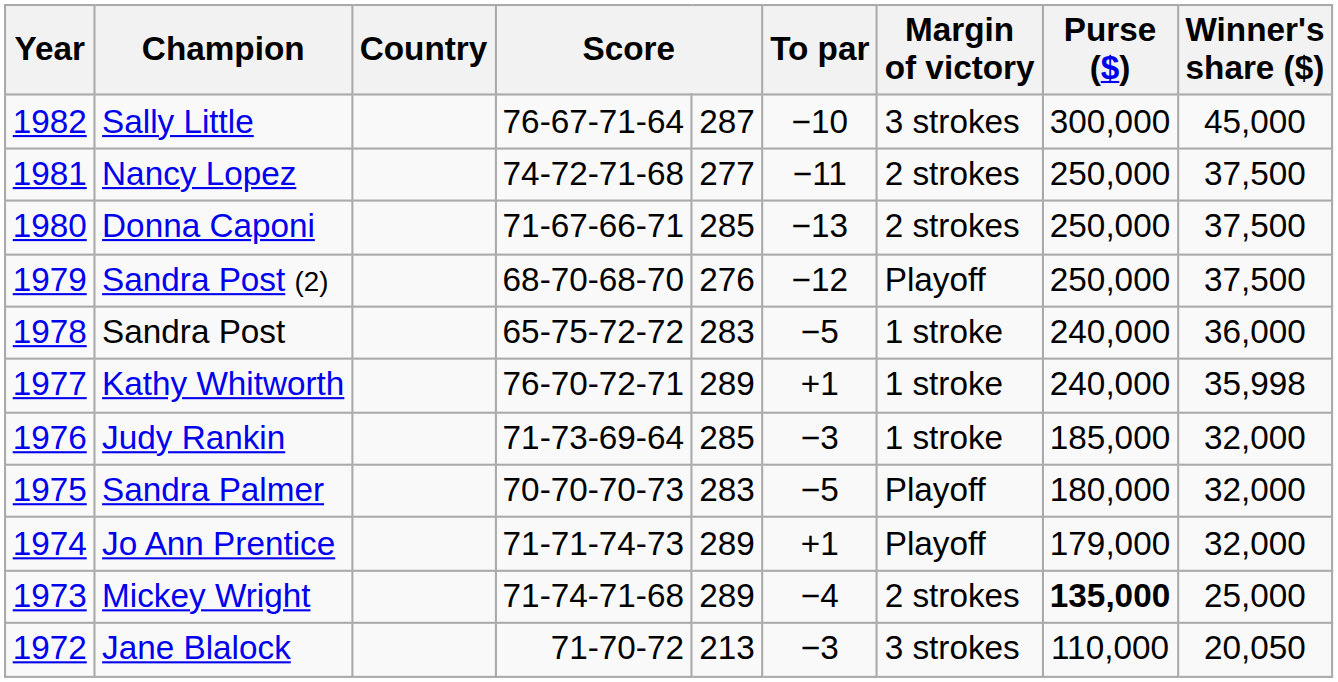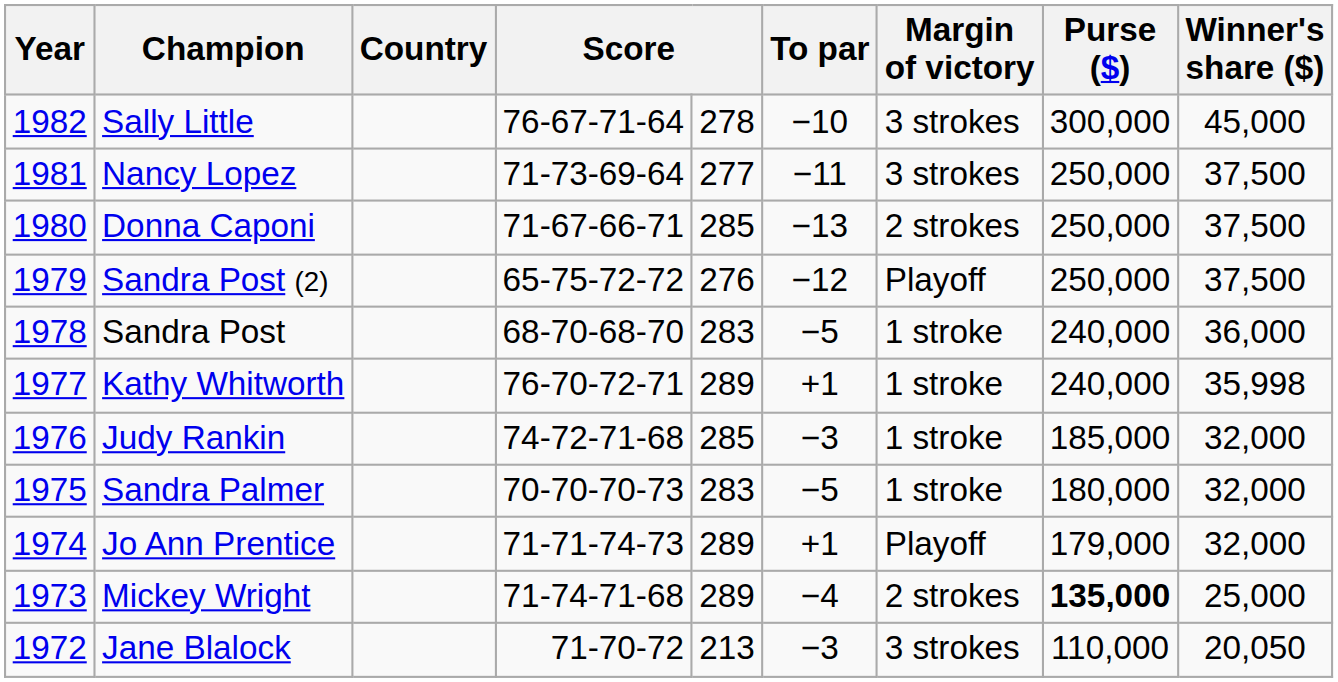(727, 121) 287 -> (727, 121) 278
(593, 173) 74-72-71-68 -> (593, 173) 71-73-69-64
(952, 173) 2 strokes -> (952, 173) 3 strokes
(593, 279) 68-70-68-70 -> (593, 279) 65-75-72-72
(593, 332) 65-75-72-72 -> (593, 332) 68-70-68-70
(593, 437) 71-73-69-64 -> (593, 437) 74-72-71-68
(935, 490) Playoff -> (944, 490) 1 stroke
